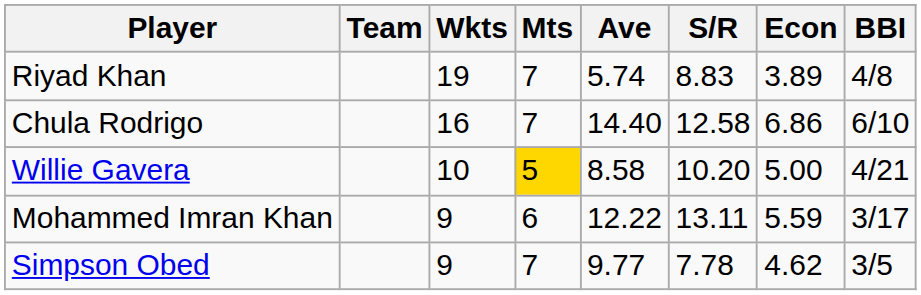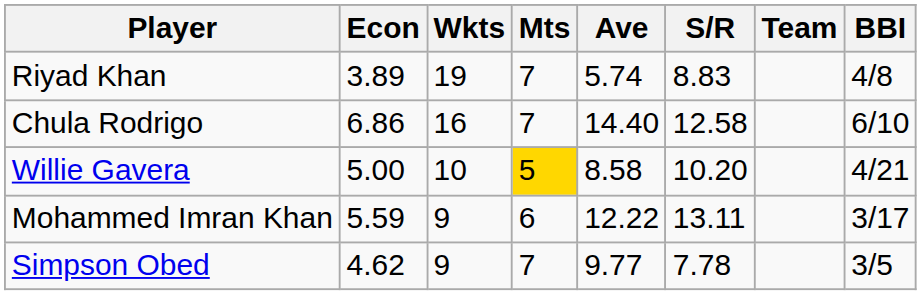columns swapped: (385, 28) <-> (801, 28)
